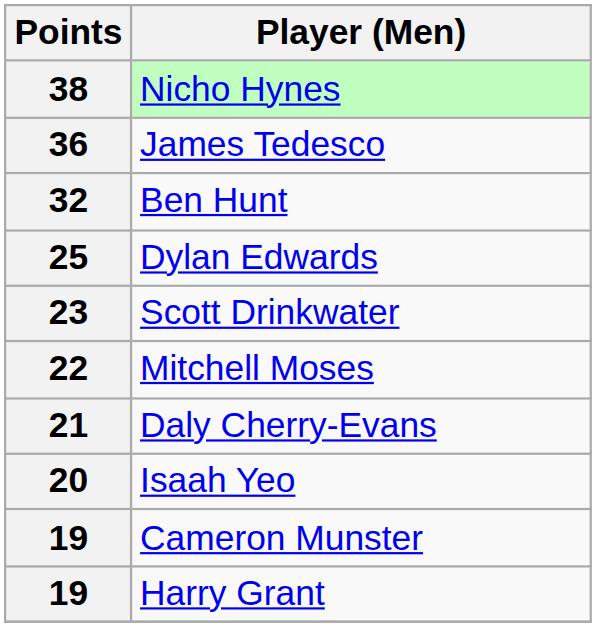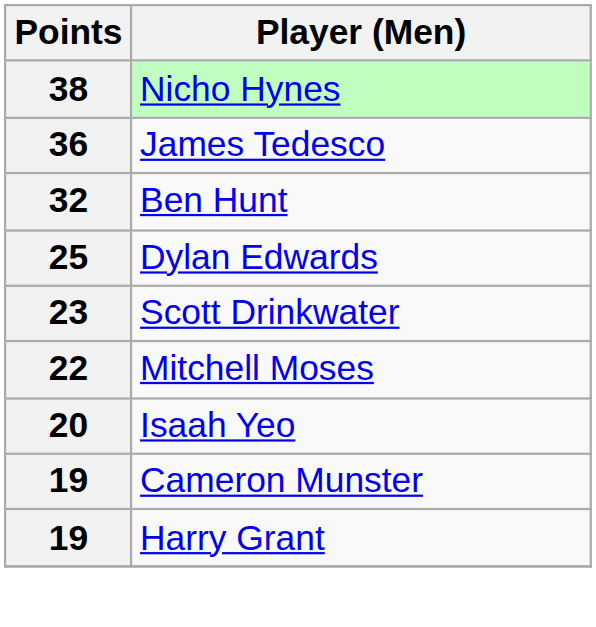- row: (288, 425)
